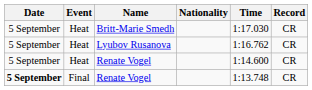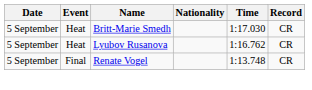- row: (79, 61)
(34, 77) bold -> (32, 61) normal
